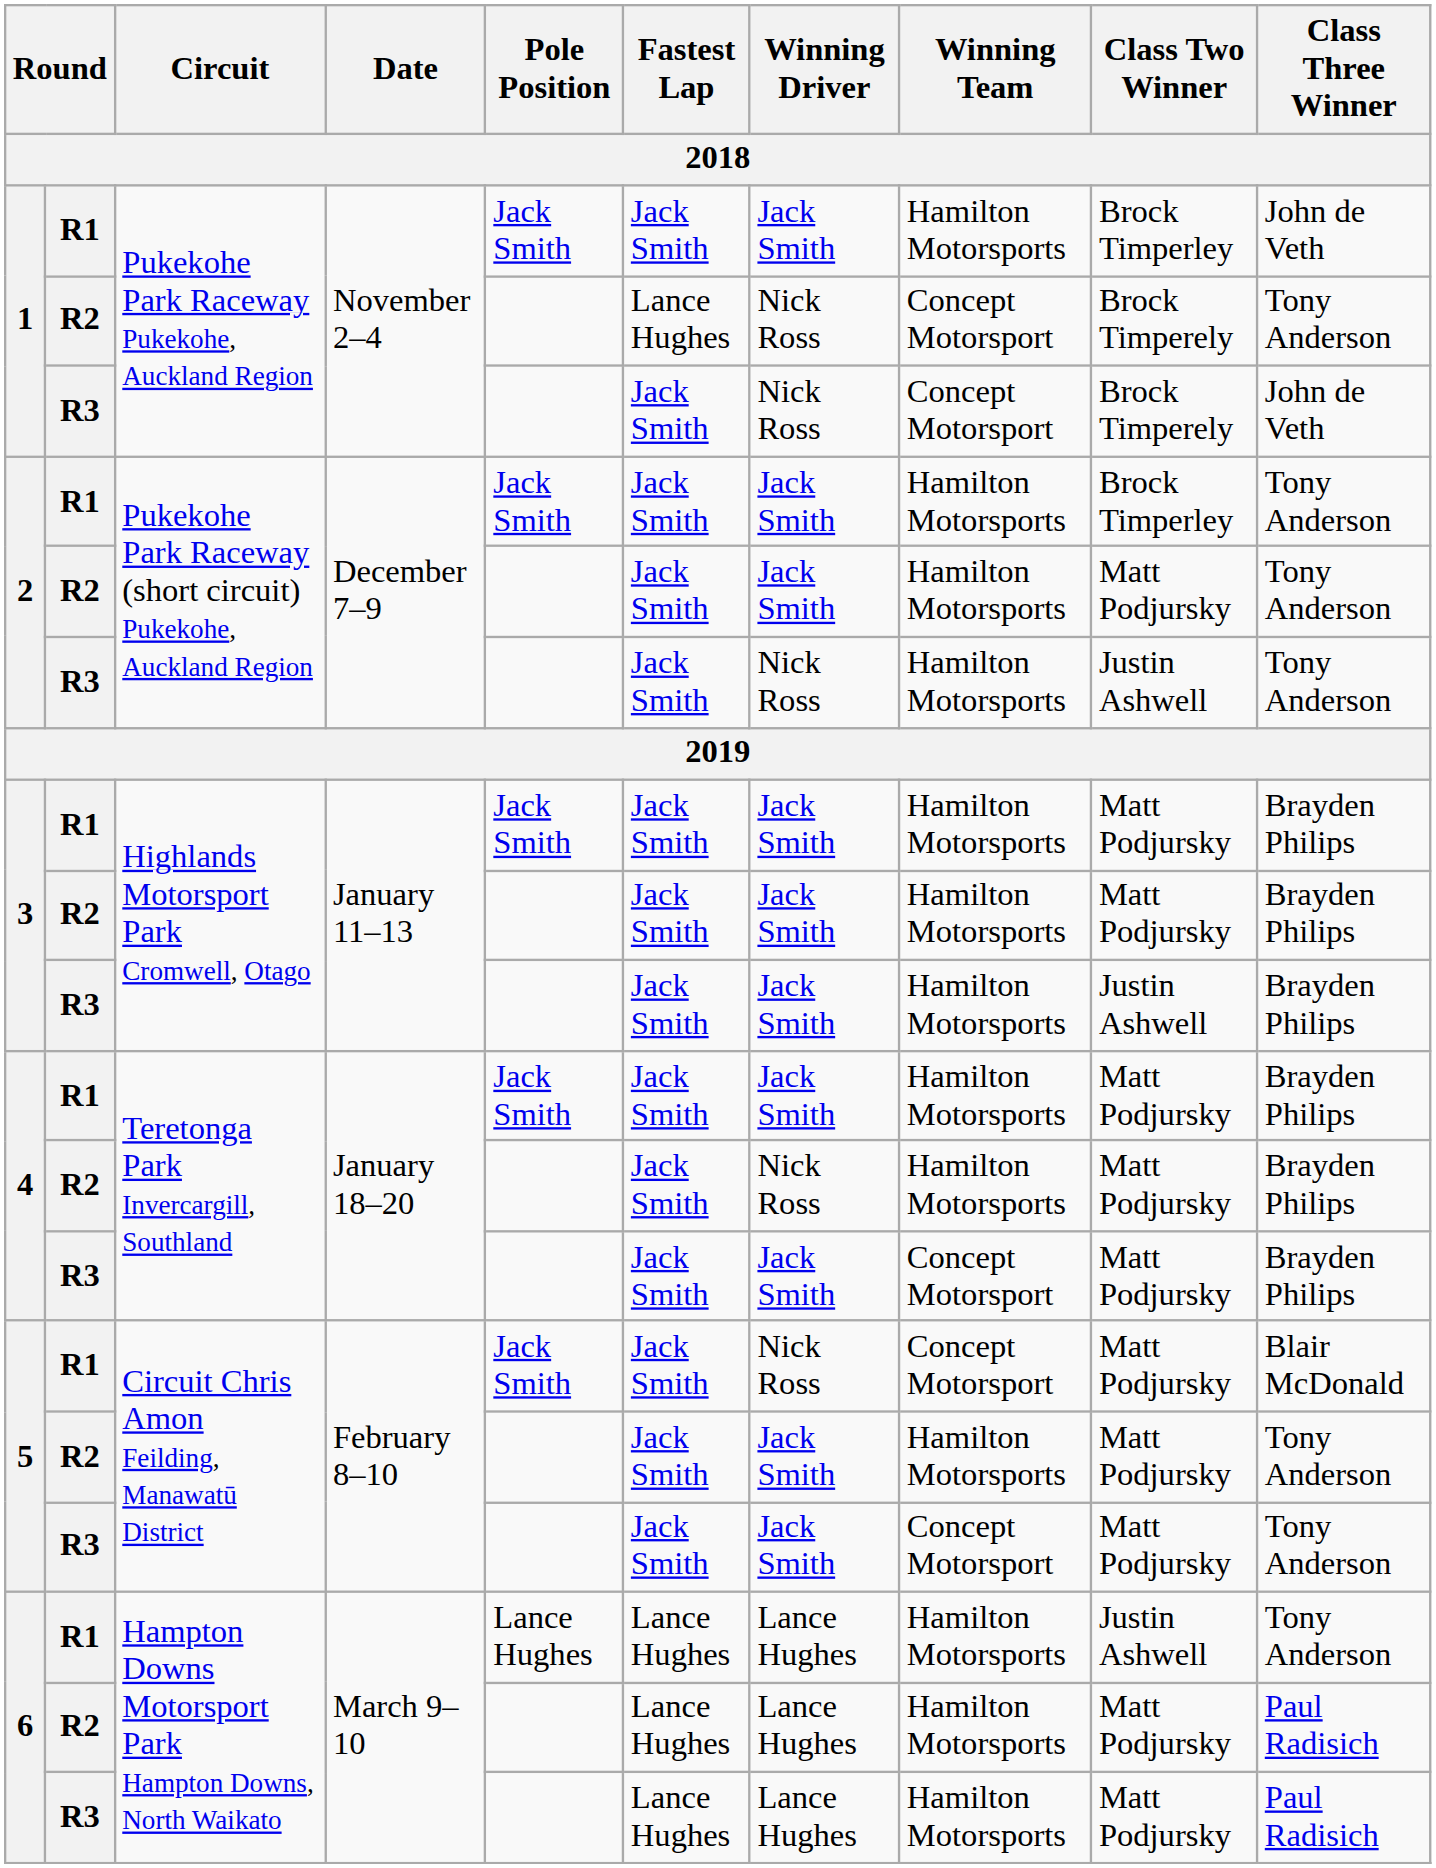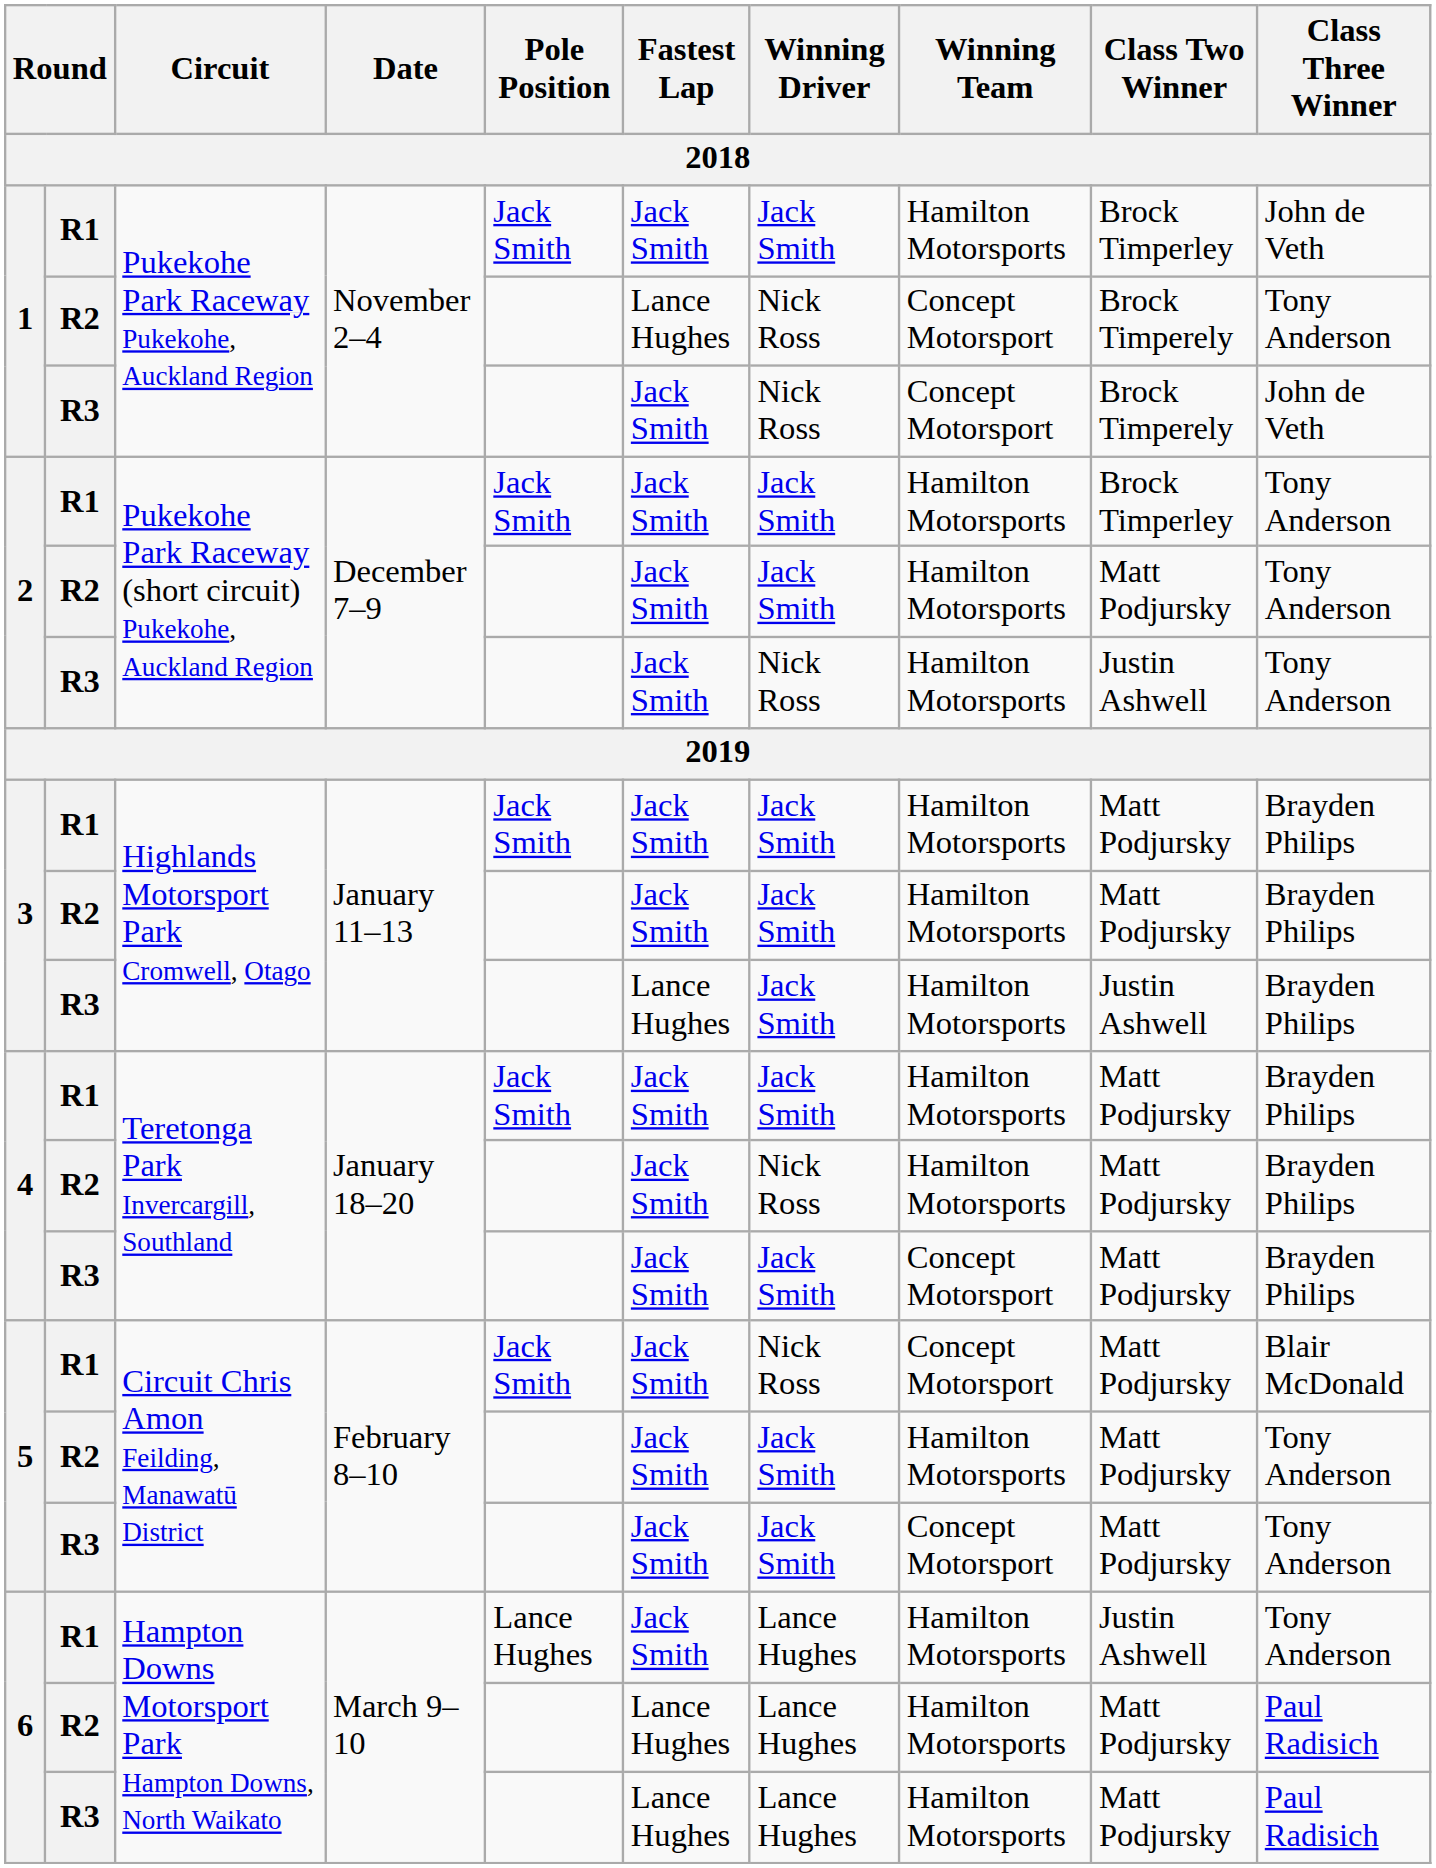(670, 1004) Jack Smith -> (681, 1004) Lance Hughes
(681, 1636) Lance Hughes -> (670, 1636) Jack Smith
